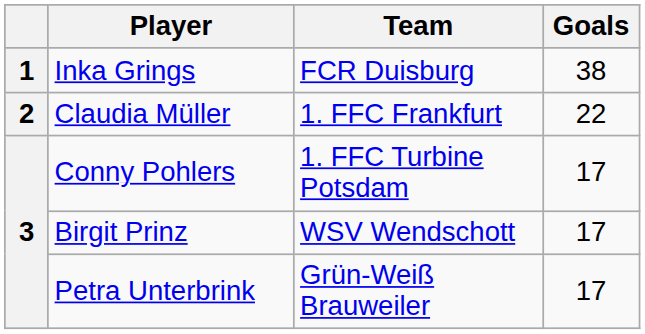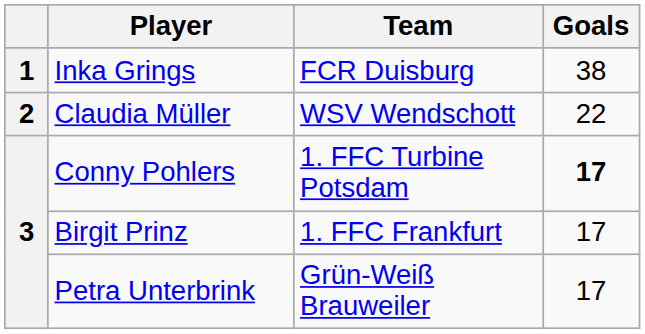(401, 113) 1. FFC Frankfurt -> (408, 113) WSV Wendschott
(591, 172) normal -> (591, 172) bold
(408, 231) WSV Wendschott -> (401, 231) 1. FFC Frankfurt
